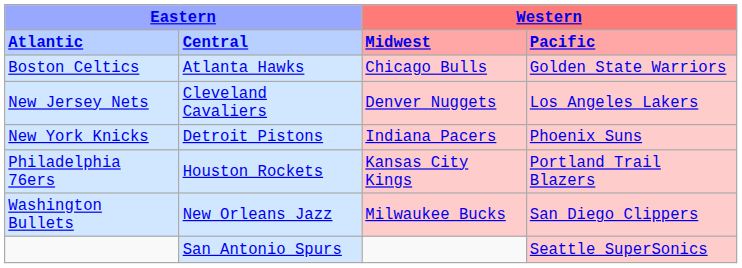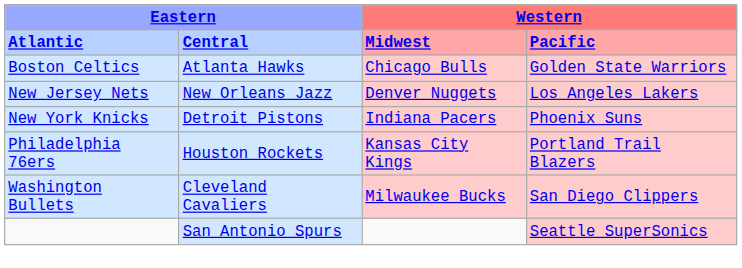(225, 103) Cleveland Cavaliers -> (258, 94) New Orleans Jazz
(258, 215) New Orleans Jazz -> (225, 197) Cleveland Cavaliers
